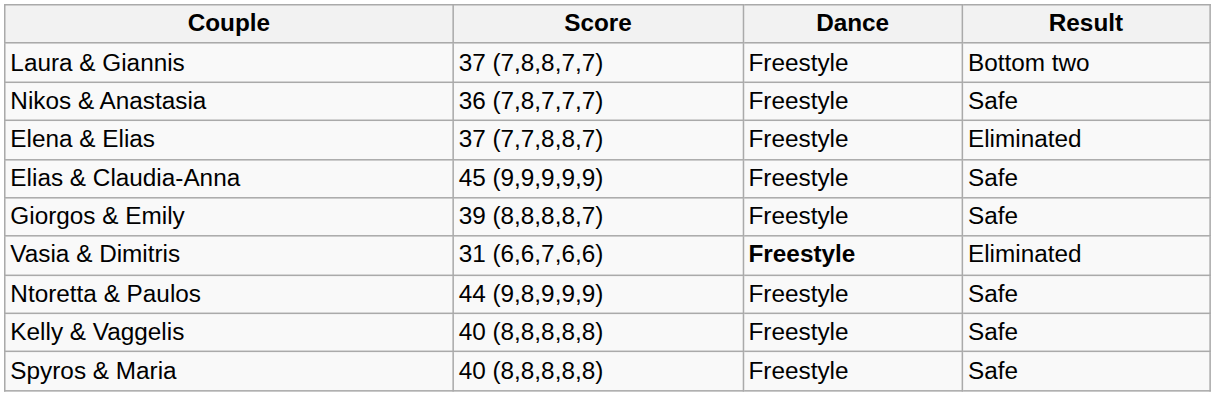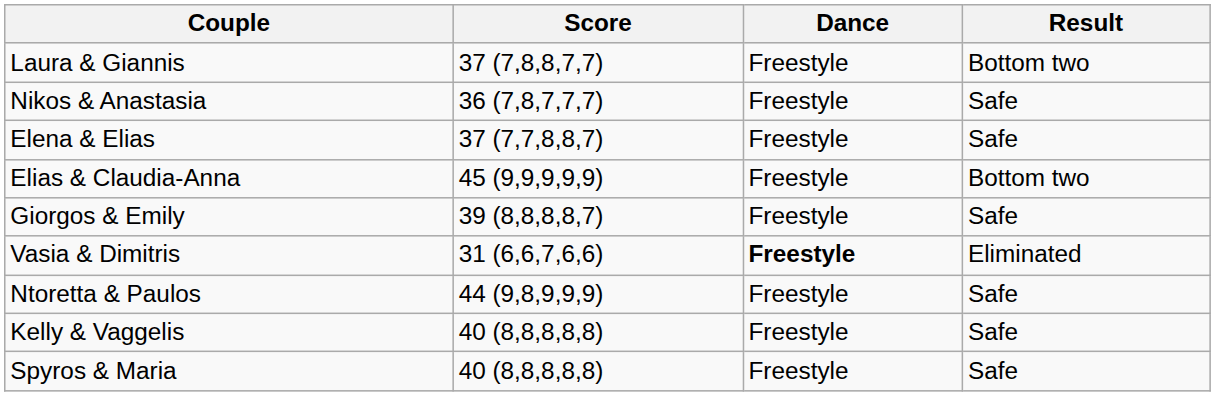(1025, 139) Eliminated -> (993, 139) Safe
(993, 178) Safe -> (1029, 178) Bottom two
